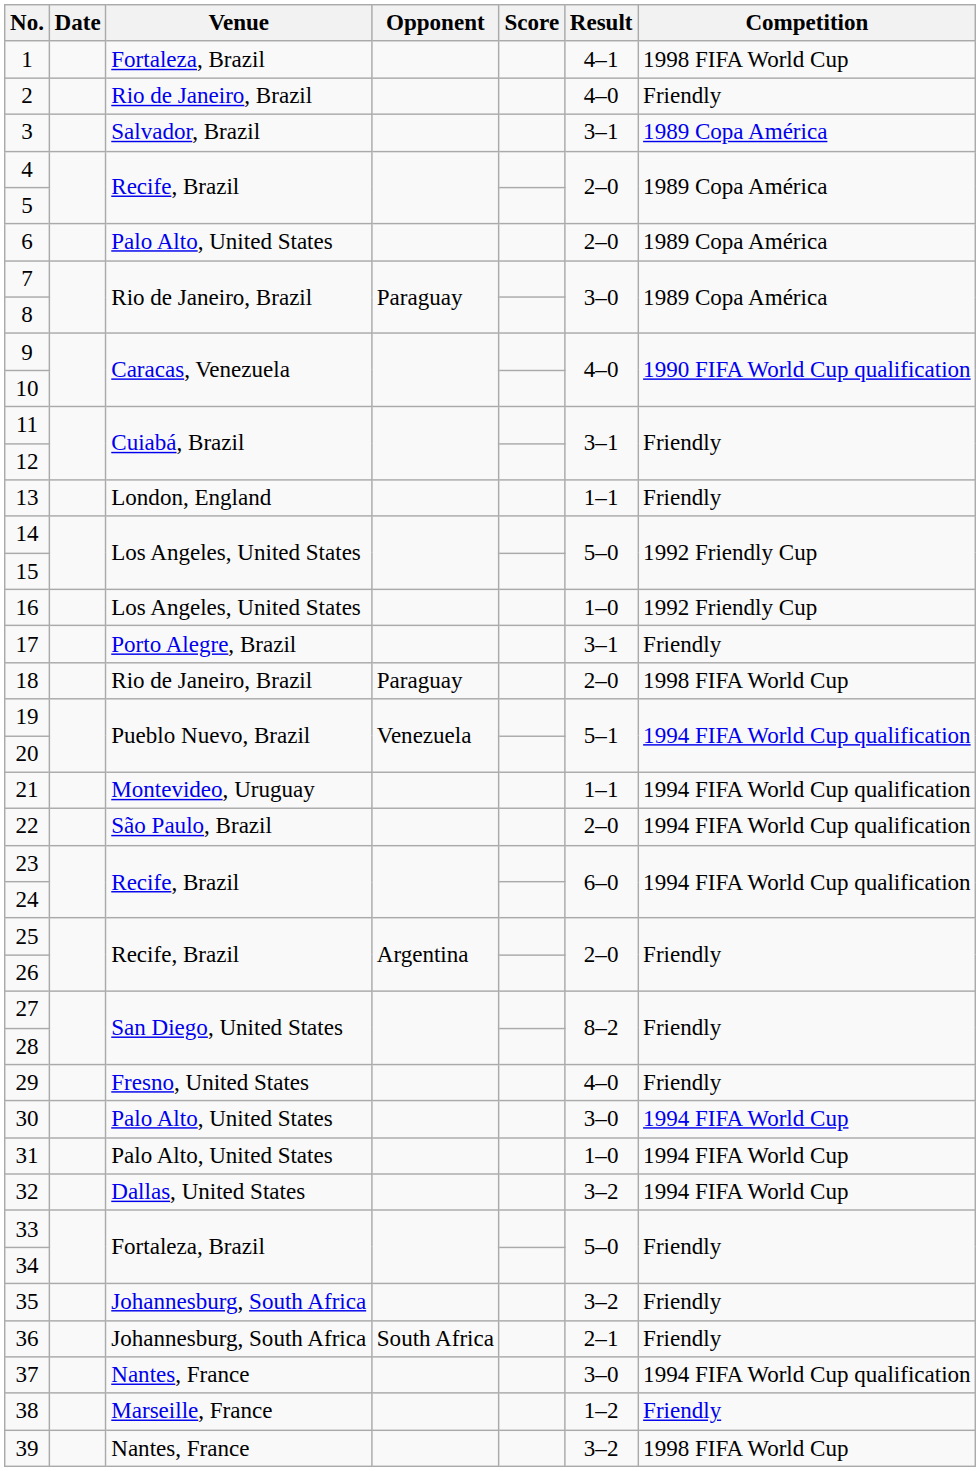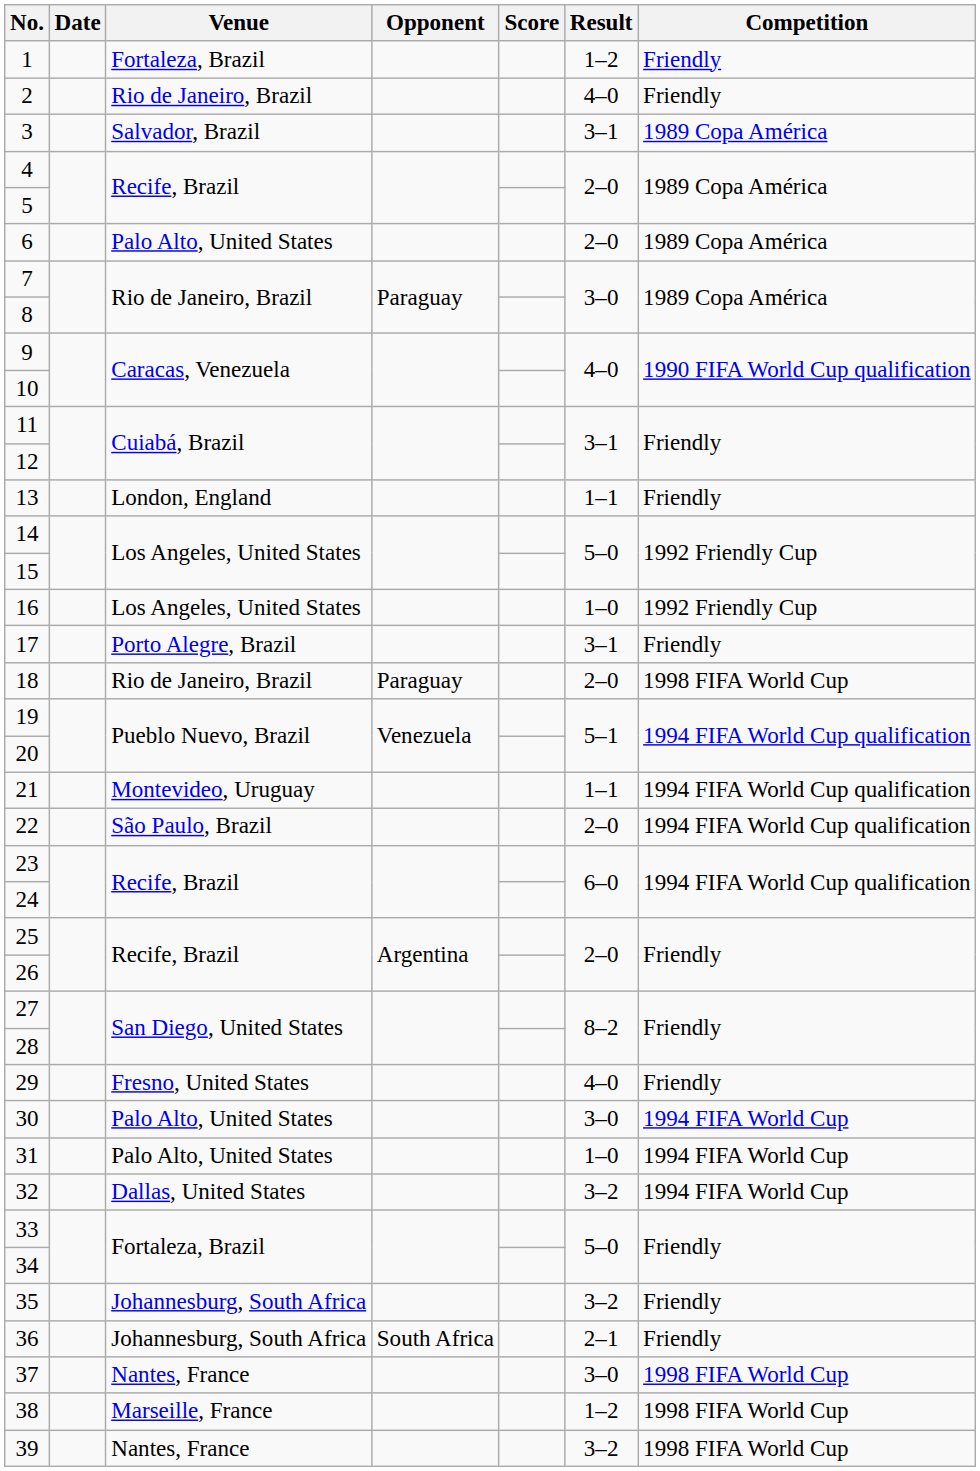(601, 59) 4–1 -> (601, 59) 1–2
(746, 59) 1998 FIFA World Cup -> (682, 59) Friendly
(807, 1374) 1994 FIFA World Cup qualification -> (746, 1374) 1998 FIFA World Cup
(682, 1411) Friendly -> (746, 1411) 1998 FIFA World Cup
